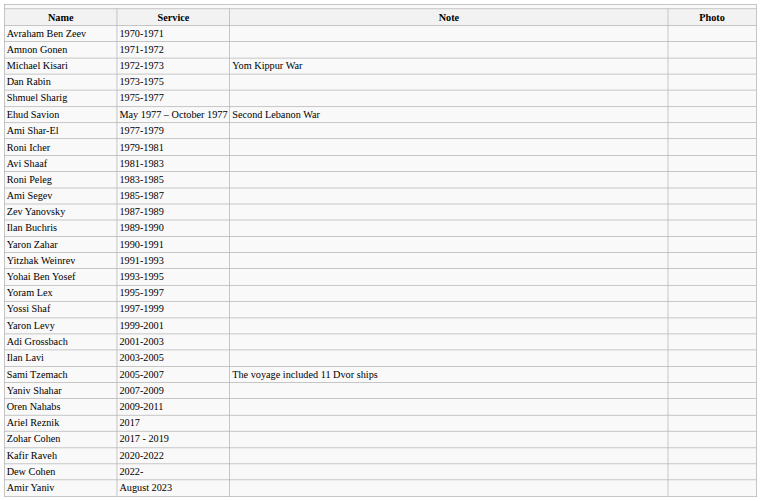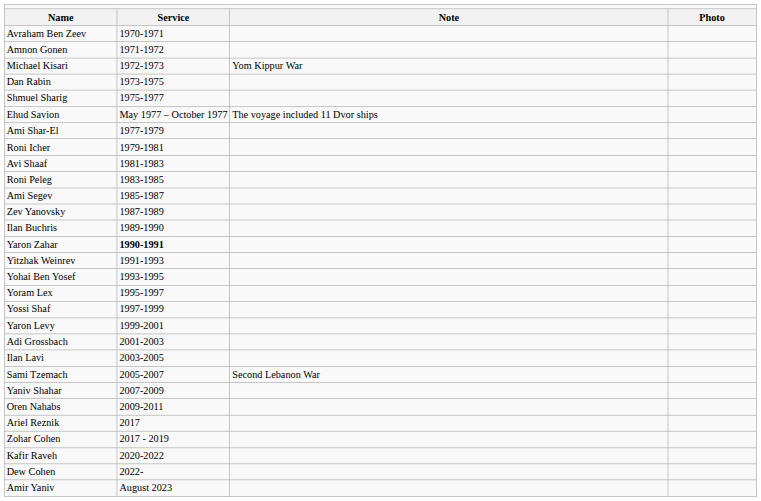(276, 114) Second Lebanon War -> (305, 114) The voyage included 11 Dvor ships
(142, 244) normal -> (142, 244) bold
(305, 374) The voyage included 11 Dvor ships -> (276, 374) Second Lebanon War
